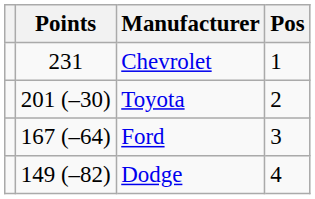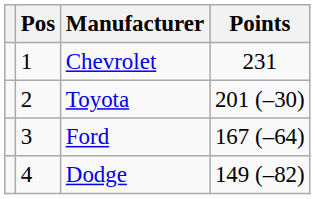columns swapped: (288, 23) <-> (66, 23)
